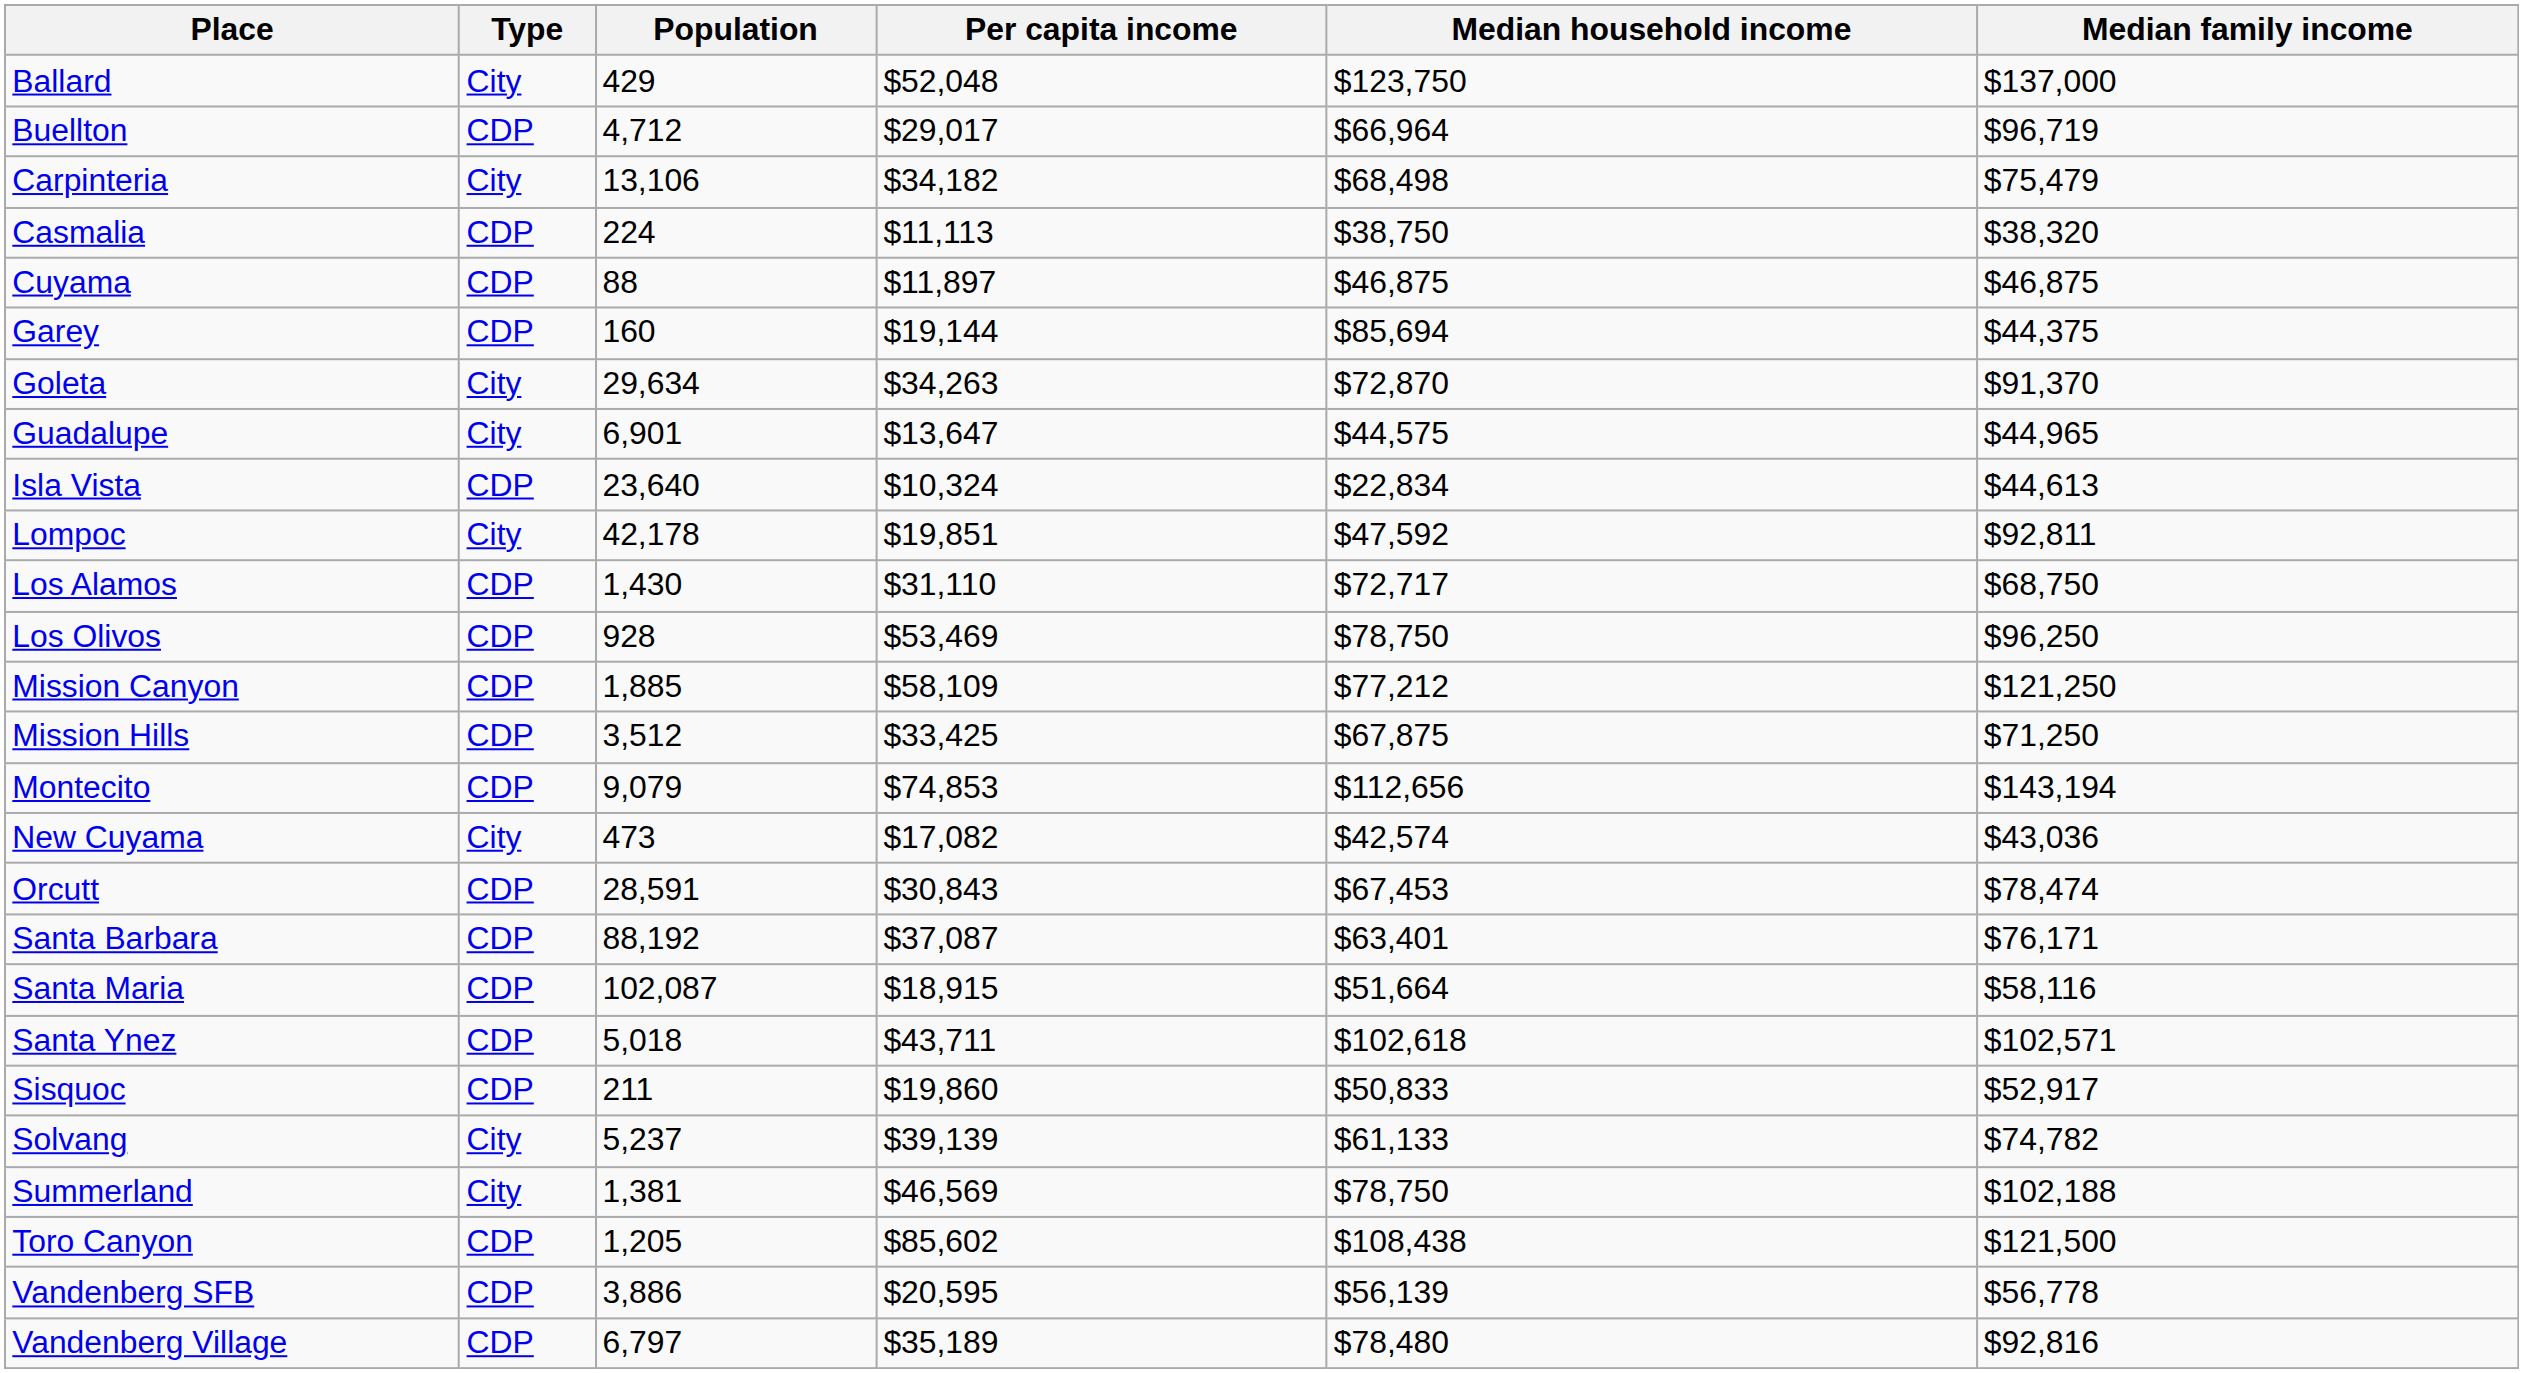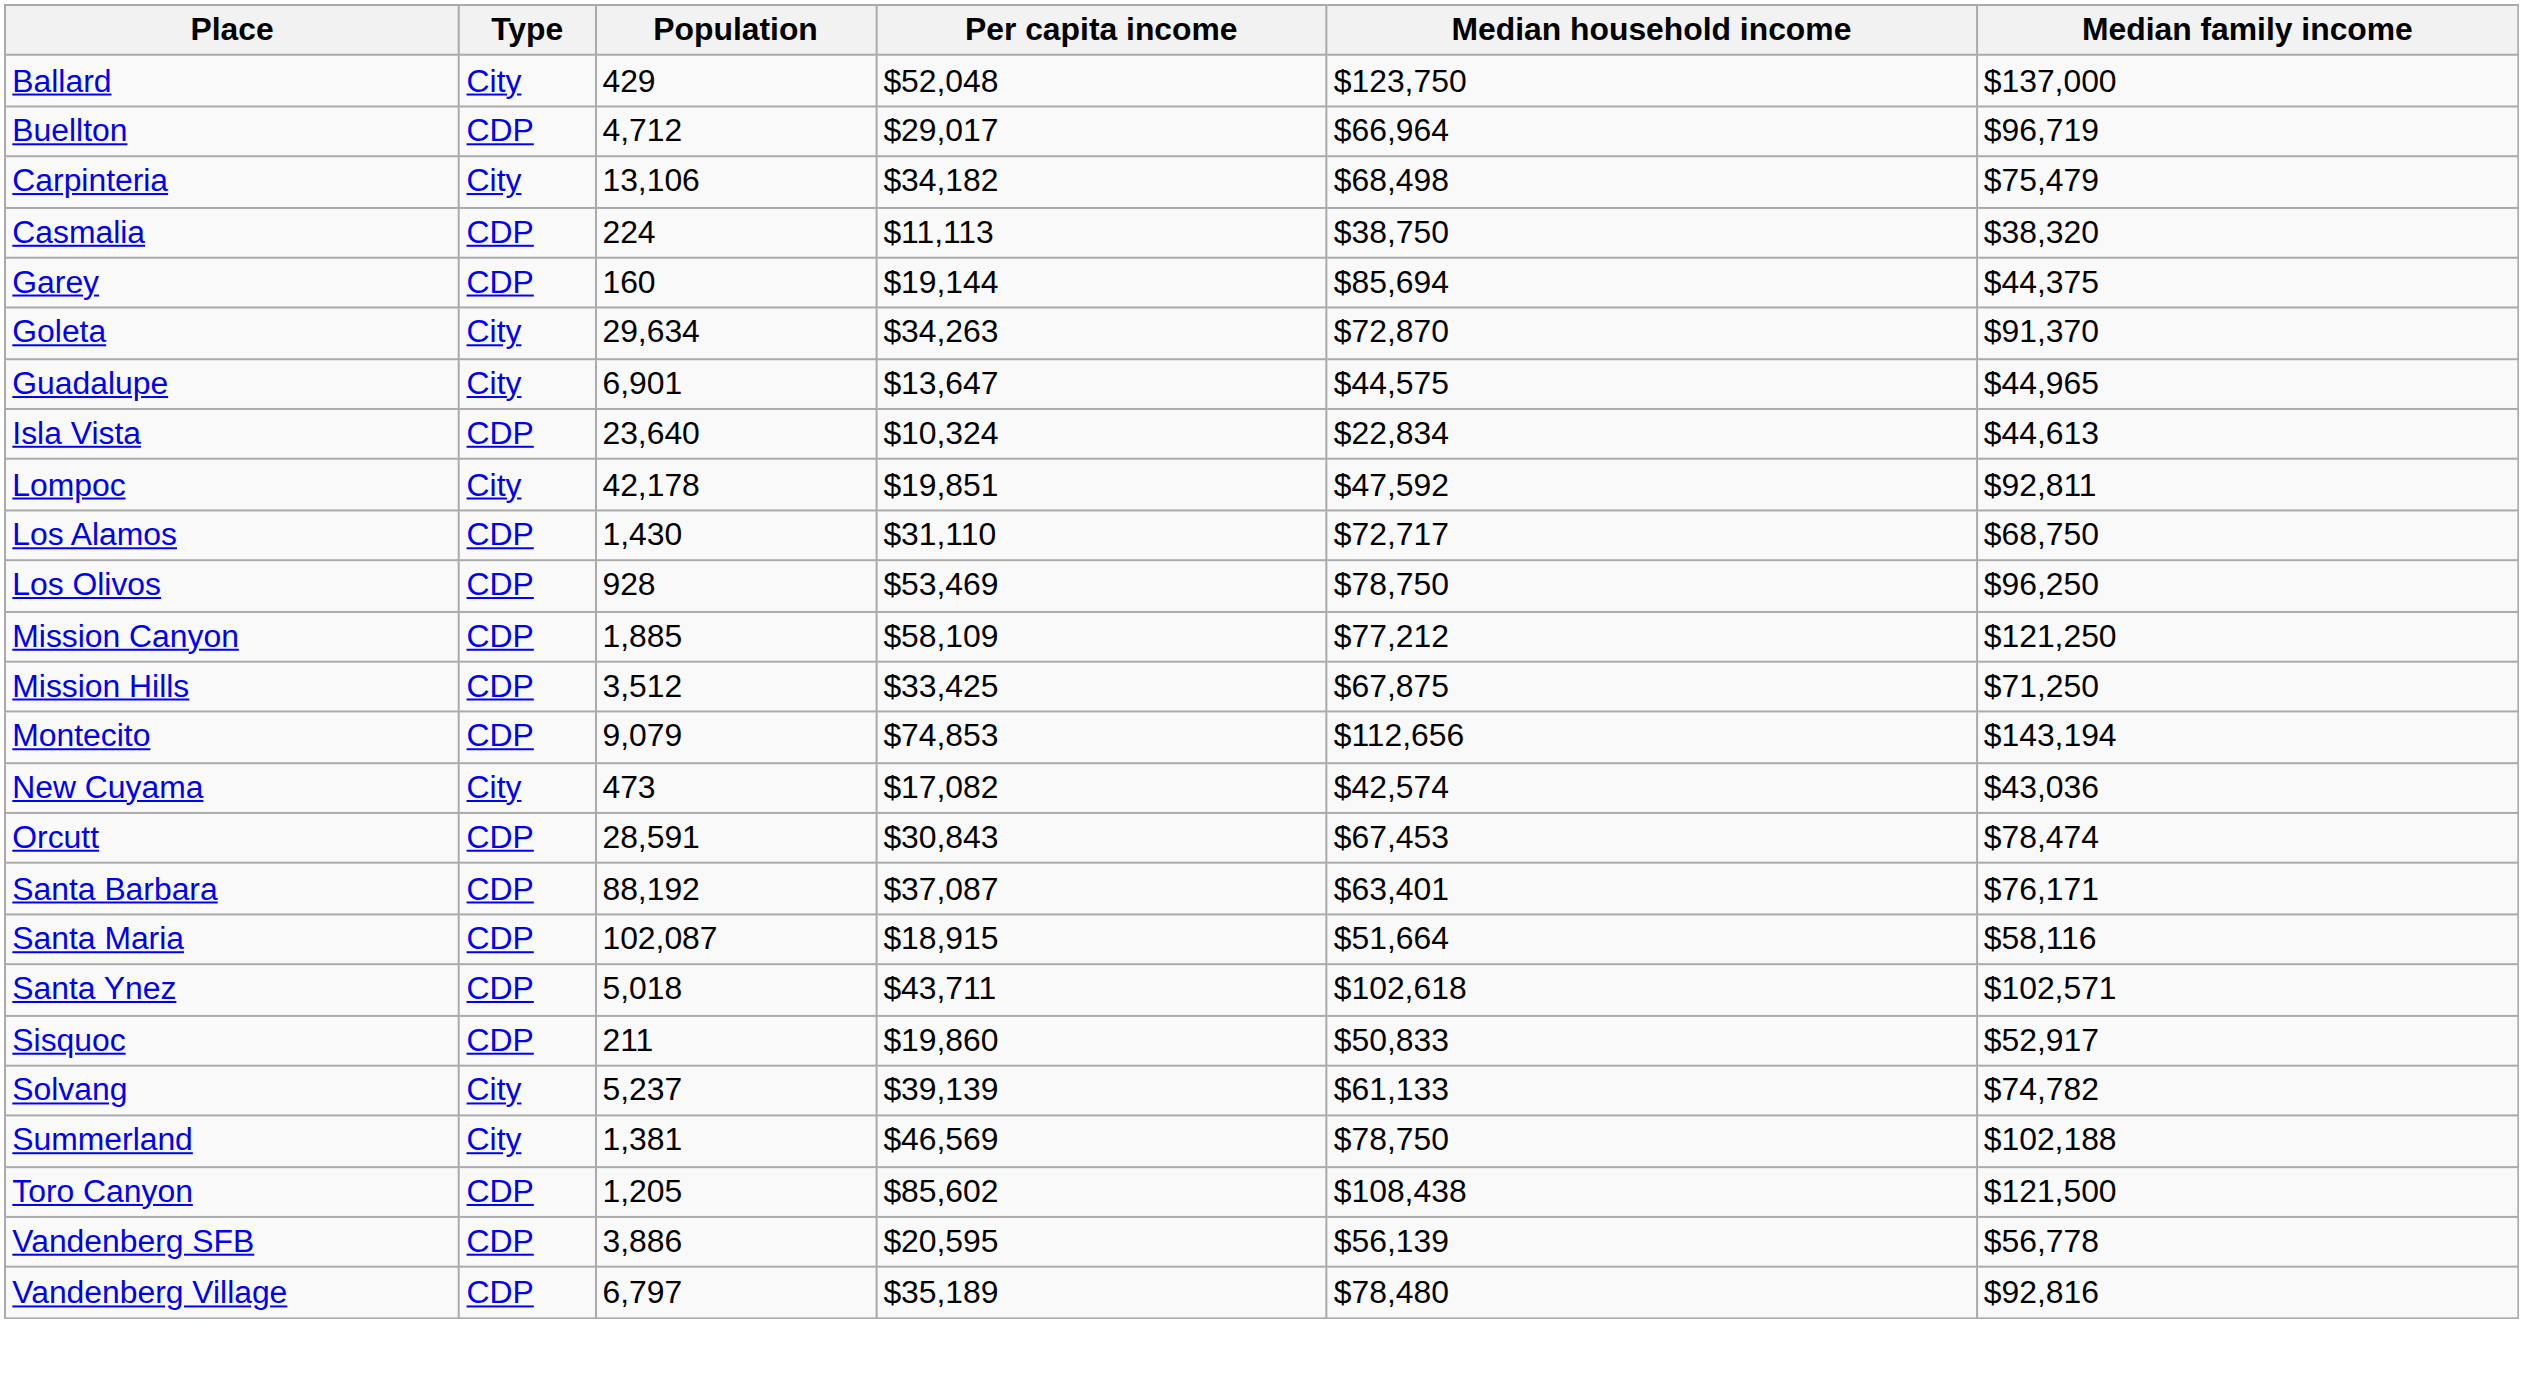- row: (72, 282)
